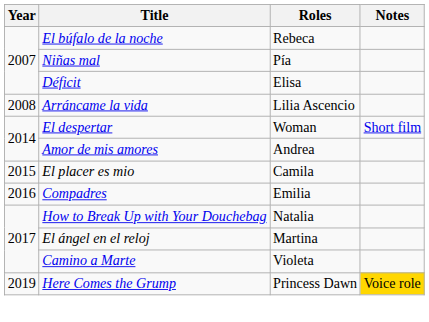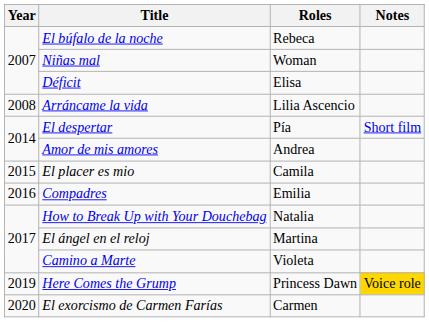(282, 60) Pía -> (295, 60) Woman
(295, 127) Woman -> (282, 127) Pía
+ row: (132, 305)
